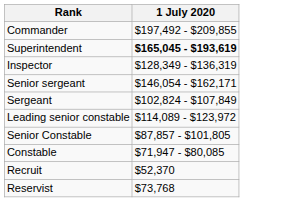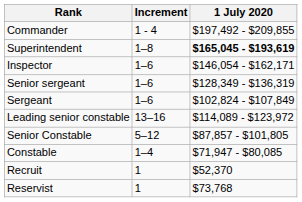+ column: (161, 13)
(186, 65) $128,349 - $136,319 -> (244, 65) $146,054 - $162,171
(186, 83) $146,054 - $162,171 -> (244, 83) $128,349 - $136,319
